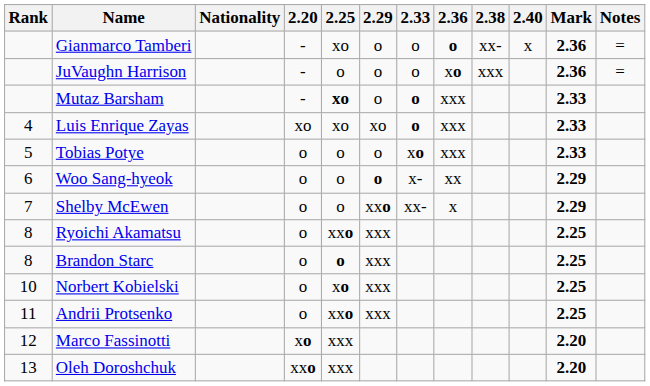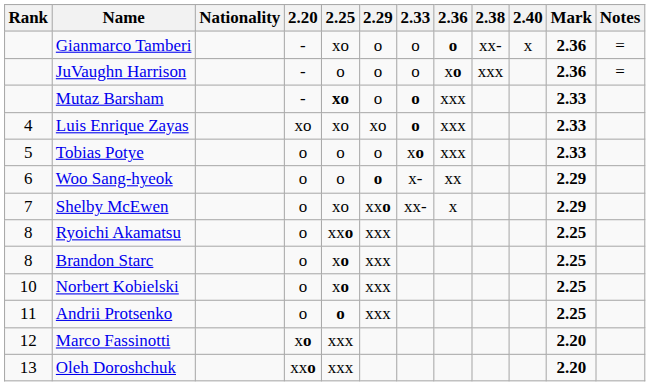(340, 206) o -> (340, 206) xo
(340, 260) o -> (340, 260) xo
(340, 313) xxo -> (340, 313) o
